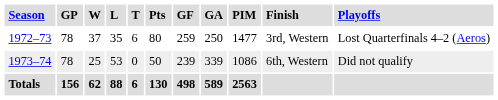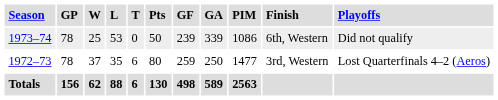rows swapped: (30, 38) <-> (30, 61)
